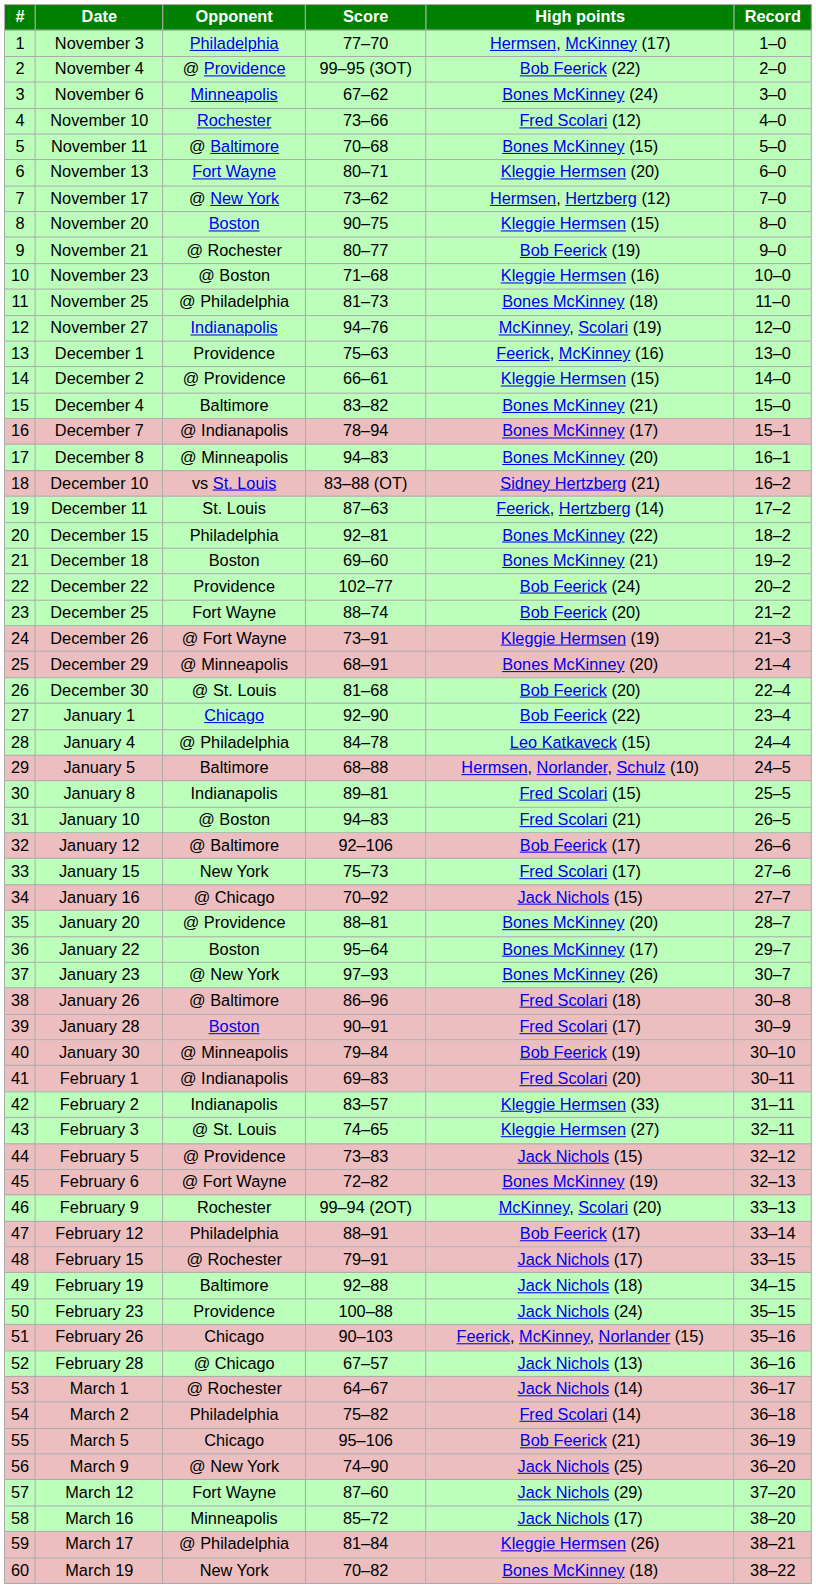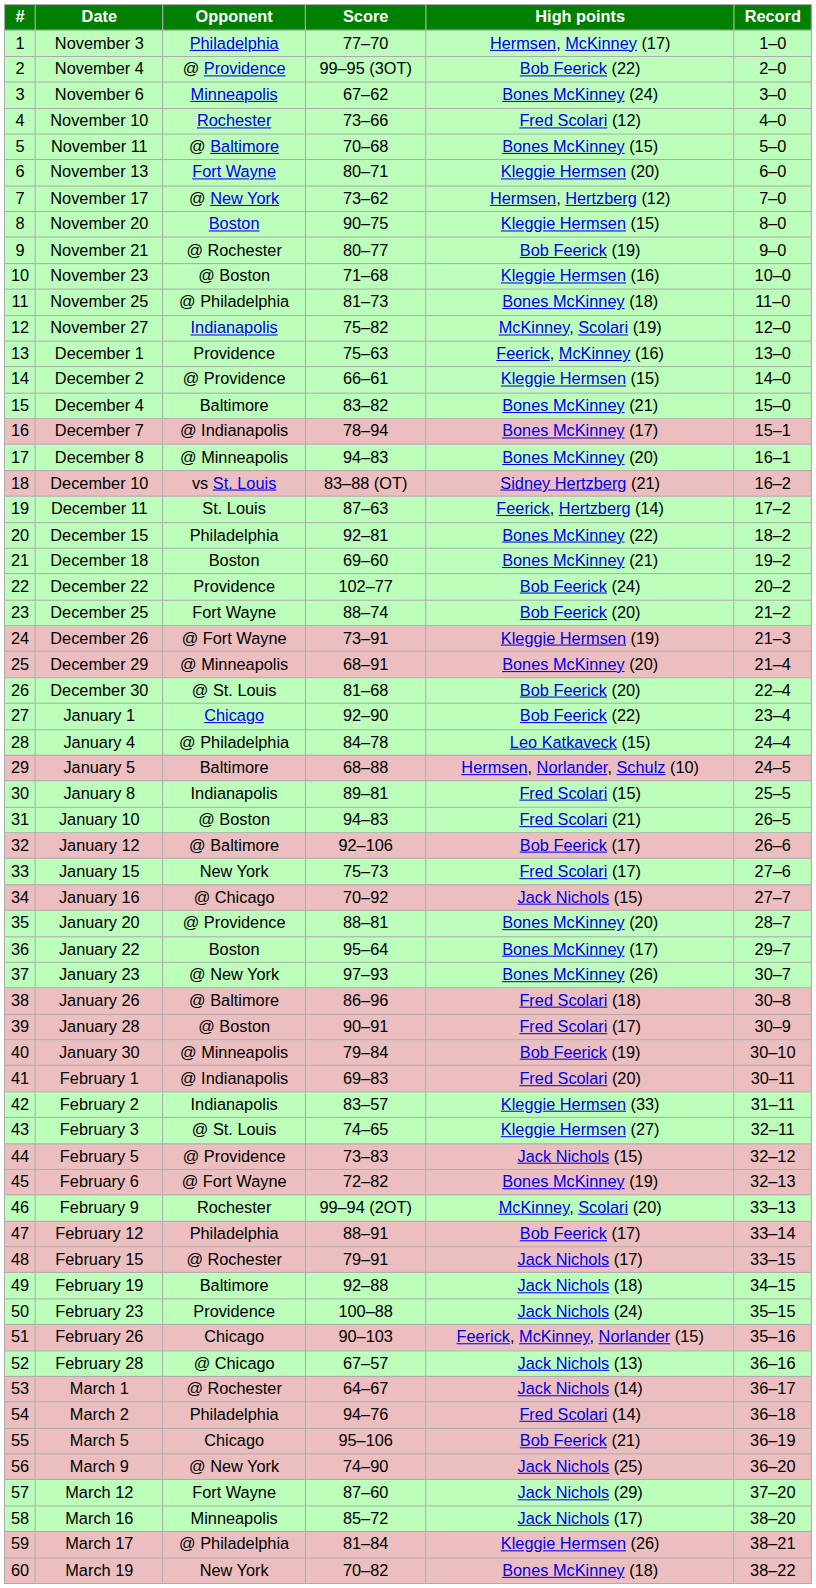(366, 328) 94–76 -> (366, 328) 75–82
(234, 1026) Boston -> (234, 1026) @ Boston
(366, 1415) 75–82 -> (366, 1415) 94–76
